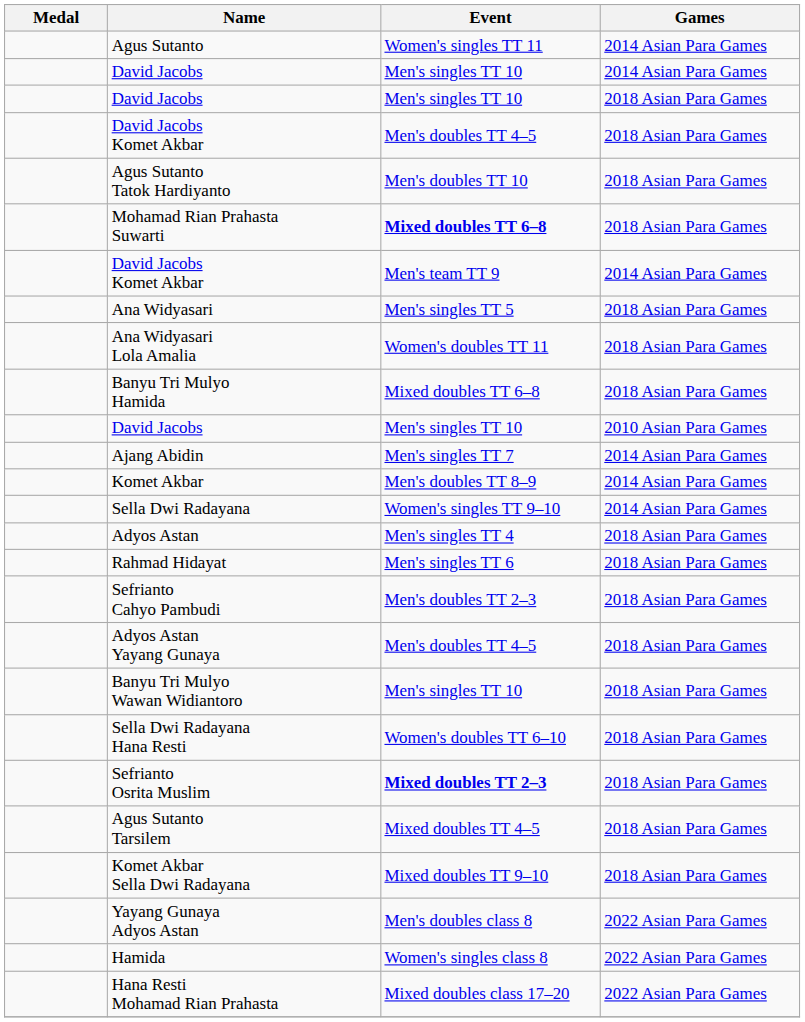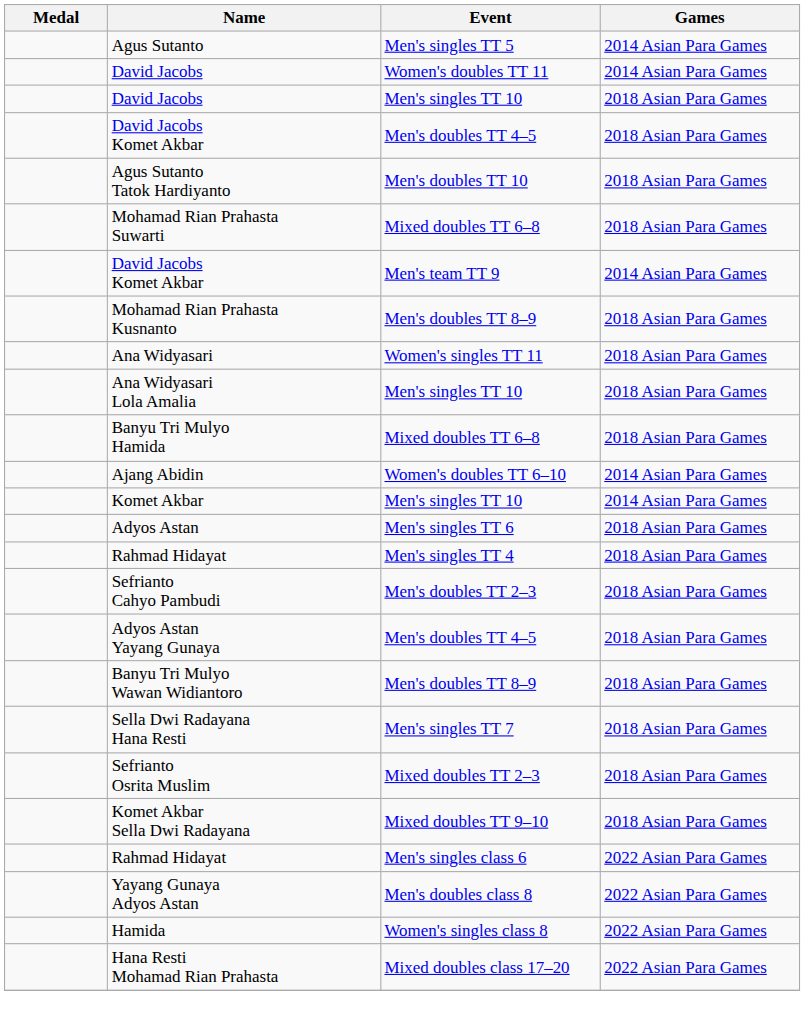(464, 44) Women's singles TT 11 -> (449, 44) Men's singles TT 5
(453, 71) Men's singles TT 10 -> (466, 71) Women's doubles TT 11
(465, 227) bold -> (462, 227) normal
+ row: (195, 318)
(449, 309) Men's singles TT 5 -> (464, 355) Women's singles TT 11
(466, 345) Women's doubles TT 11 -> (453, 391) Men's singles TT 10
- row: (157, 428)
(449, 455) Men's singles TT 7 -> (475, 474) Women's doubles TT 6–10
(460, 482) Men's doubles TT 8–9 -> (453, 501) Men's singles TT 10
- row: (181, 508)
(449, 535) Men's singles TT 4 -> (449, 528) Men's singles TT 6
(449, 562) Men's singles TT 6 -> (449, 554) Men's singles TT 4
(453, 691) Men's singles TT 10 -> (460, 683) Men's doubles TT 8–9
(475, 737) Women's doubles TT 6–10 -> (449, 729) Men's singles TT 7
(465, 783) bold -> (462, 775) normal
- row: (158, 829)
+ row: (169, 857)
